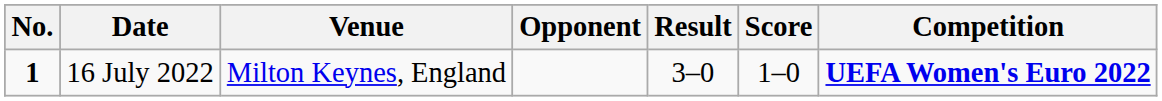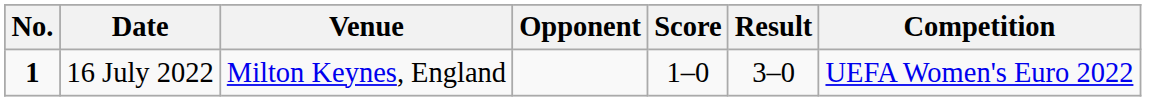columns swapped: (779, 27) <-> (693, 27)
(988, 72) bold -> (979, 72) normal
